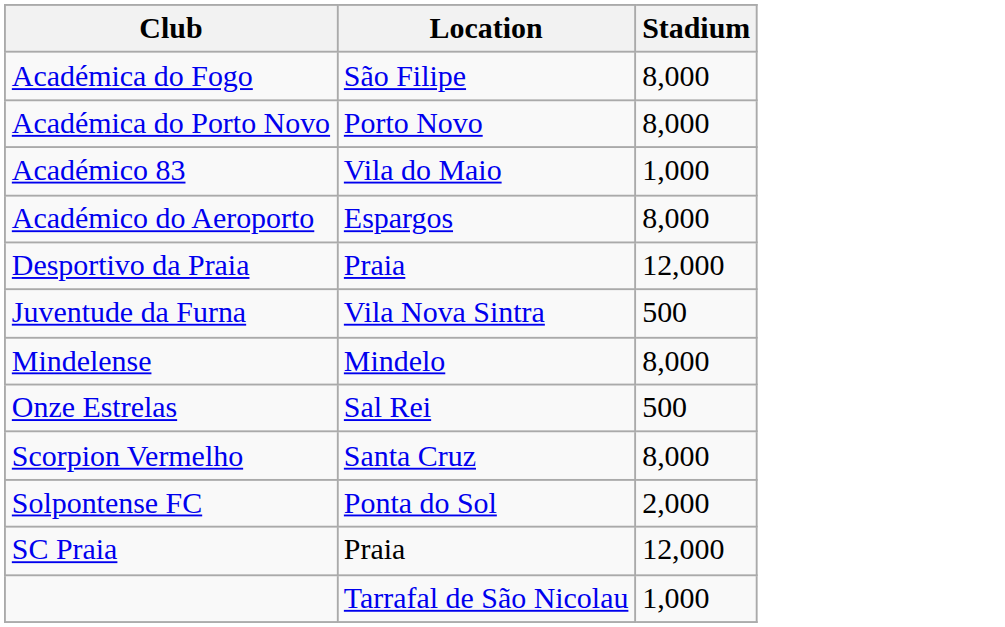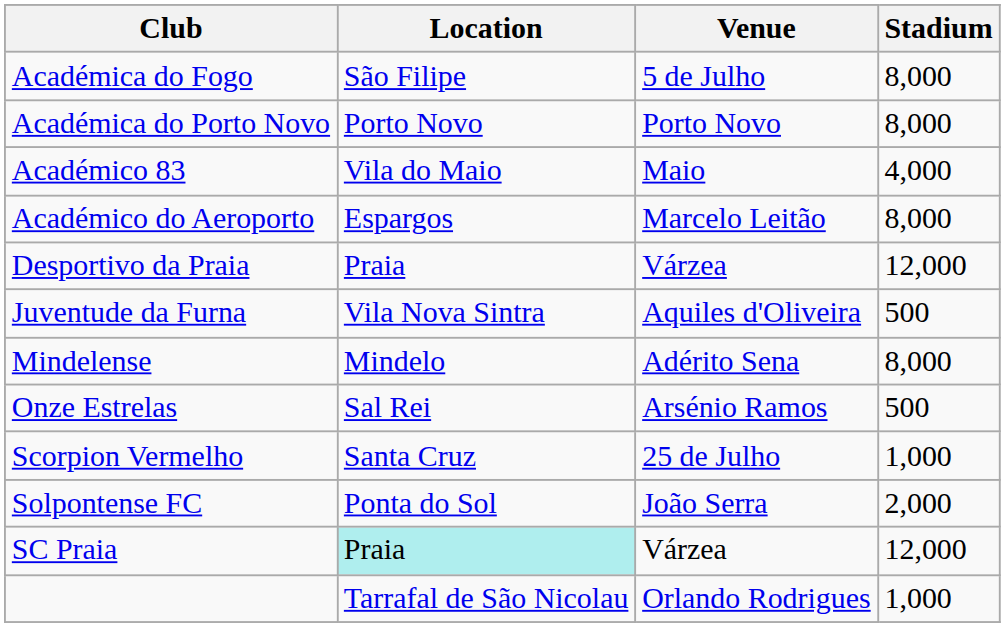+ column: (756, 28)
(676, 170) 1,000 -> (918, 170) 4,000
(676, 455) 8,000 -> (918, 455) 1,000
(375, 550) no background -> (375, 550) paleturquoise background
